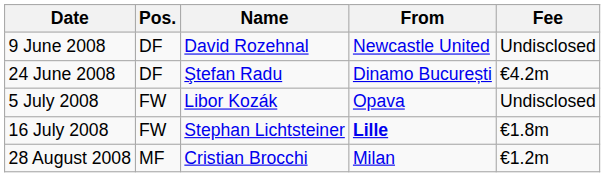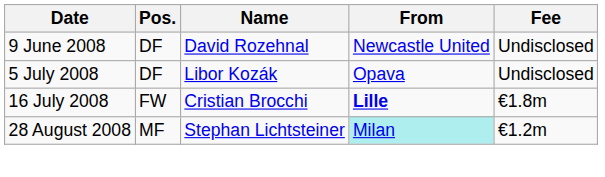- row: (62, 74)
(153, 102) FW -> (151, 74) DF
(265, 130) Stephan Lichtsteiner -> (246, 102) Cristian Brocchi
(246, 158) Cristian Brocchi -> (265, 130) Stephan Lichtsteiner
(374, 158) no background -> (374, 130) paleturquoise background
